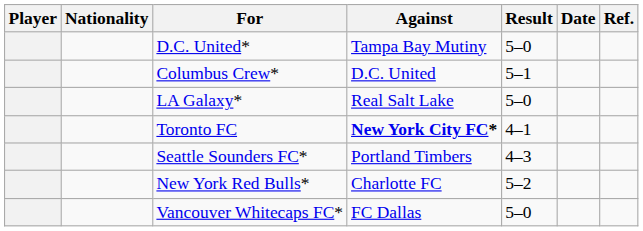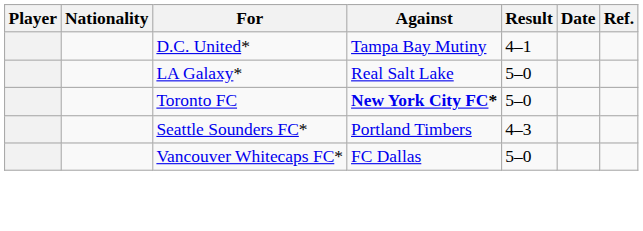(518, 45) 5–0 -> (518, 45) 4–1
- row: (218, 73)
(518, 128) 4–1 -> (518, 101) 5–0
- row: (233, 184)
